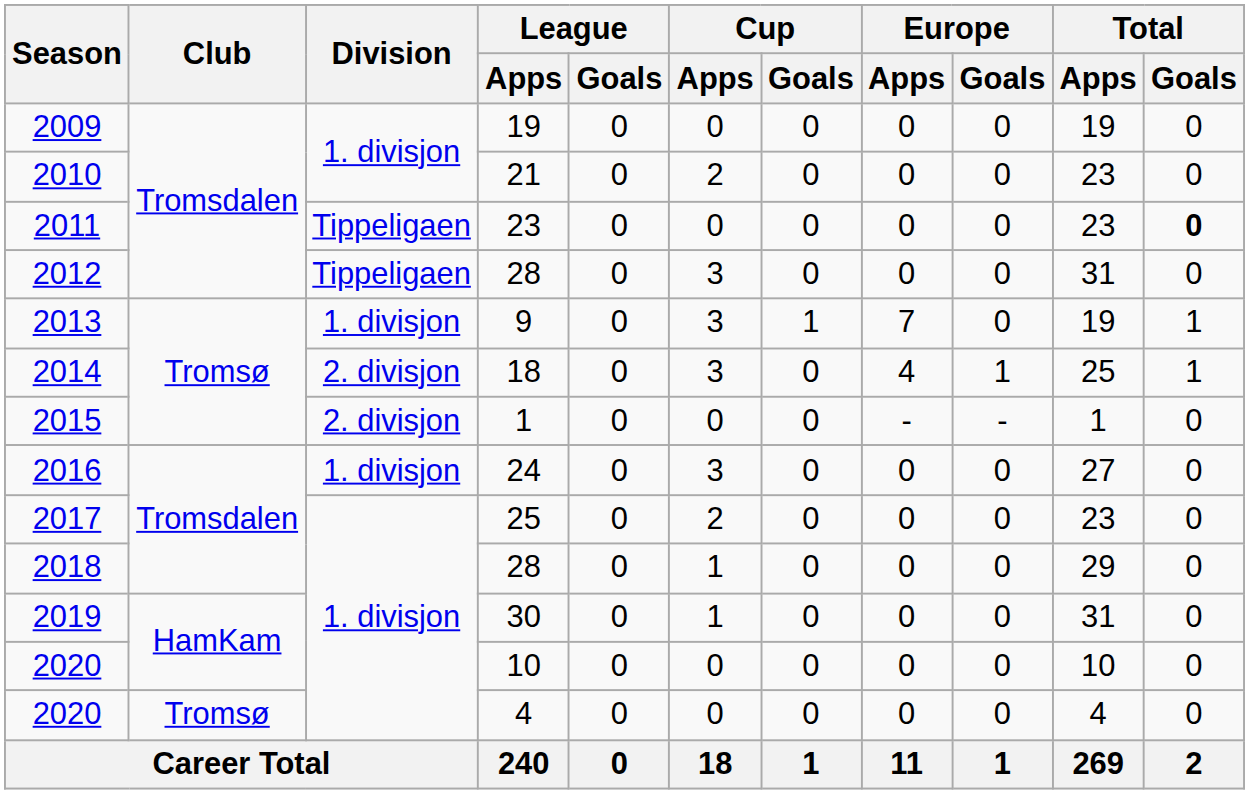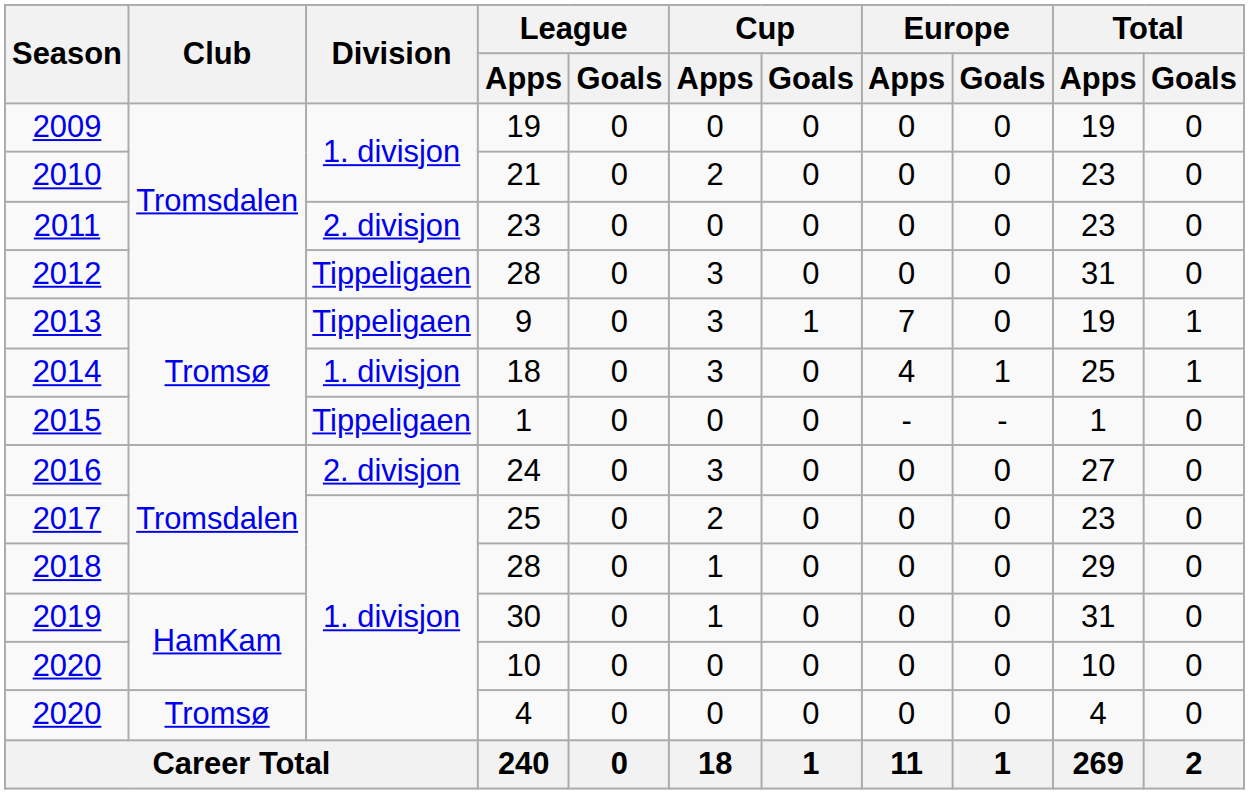(392, 224) Tippeligaen -> (392, 224) 2. divisjon
(1194, 224) bold -> (1194, 224) normal
(392, 322) 1. divisjon -> (392, 322) Tippeligaen
(392, 371) 2. divisjon -> (392, 371) 1. divisjon
(392, 420) 2. divisjon -> (392, 420) Tippeligaen
(392, 469) 1. divisjon -> (392, 469) 2. divisjon
